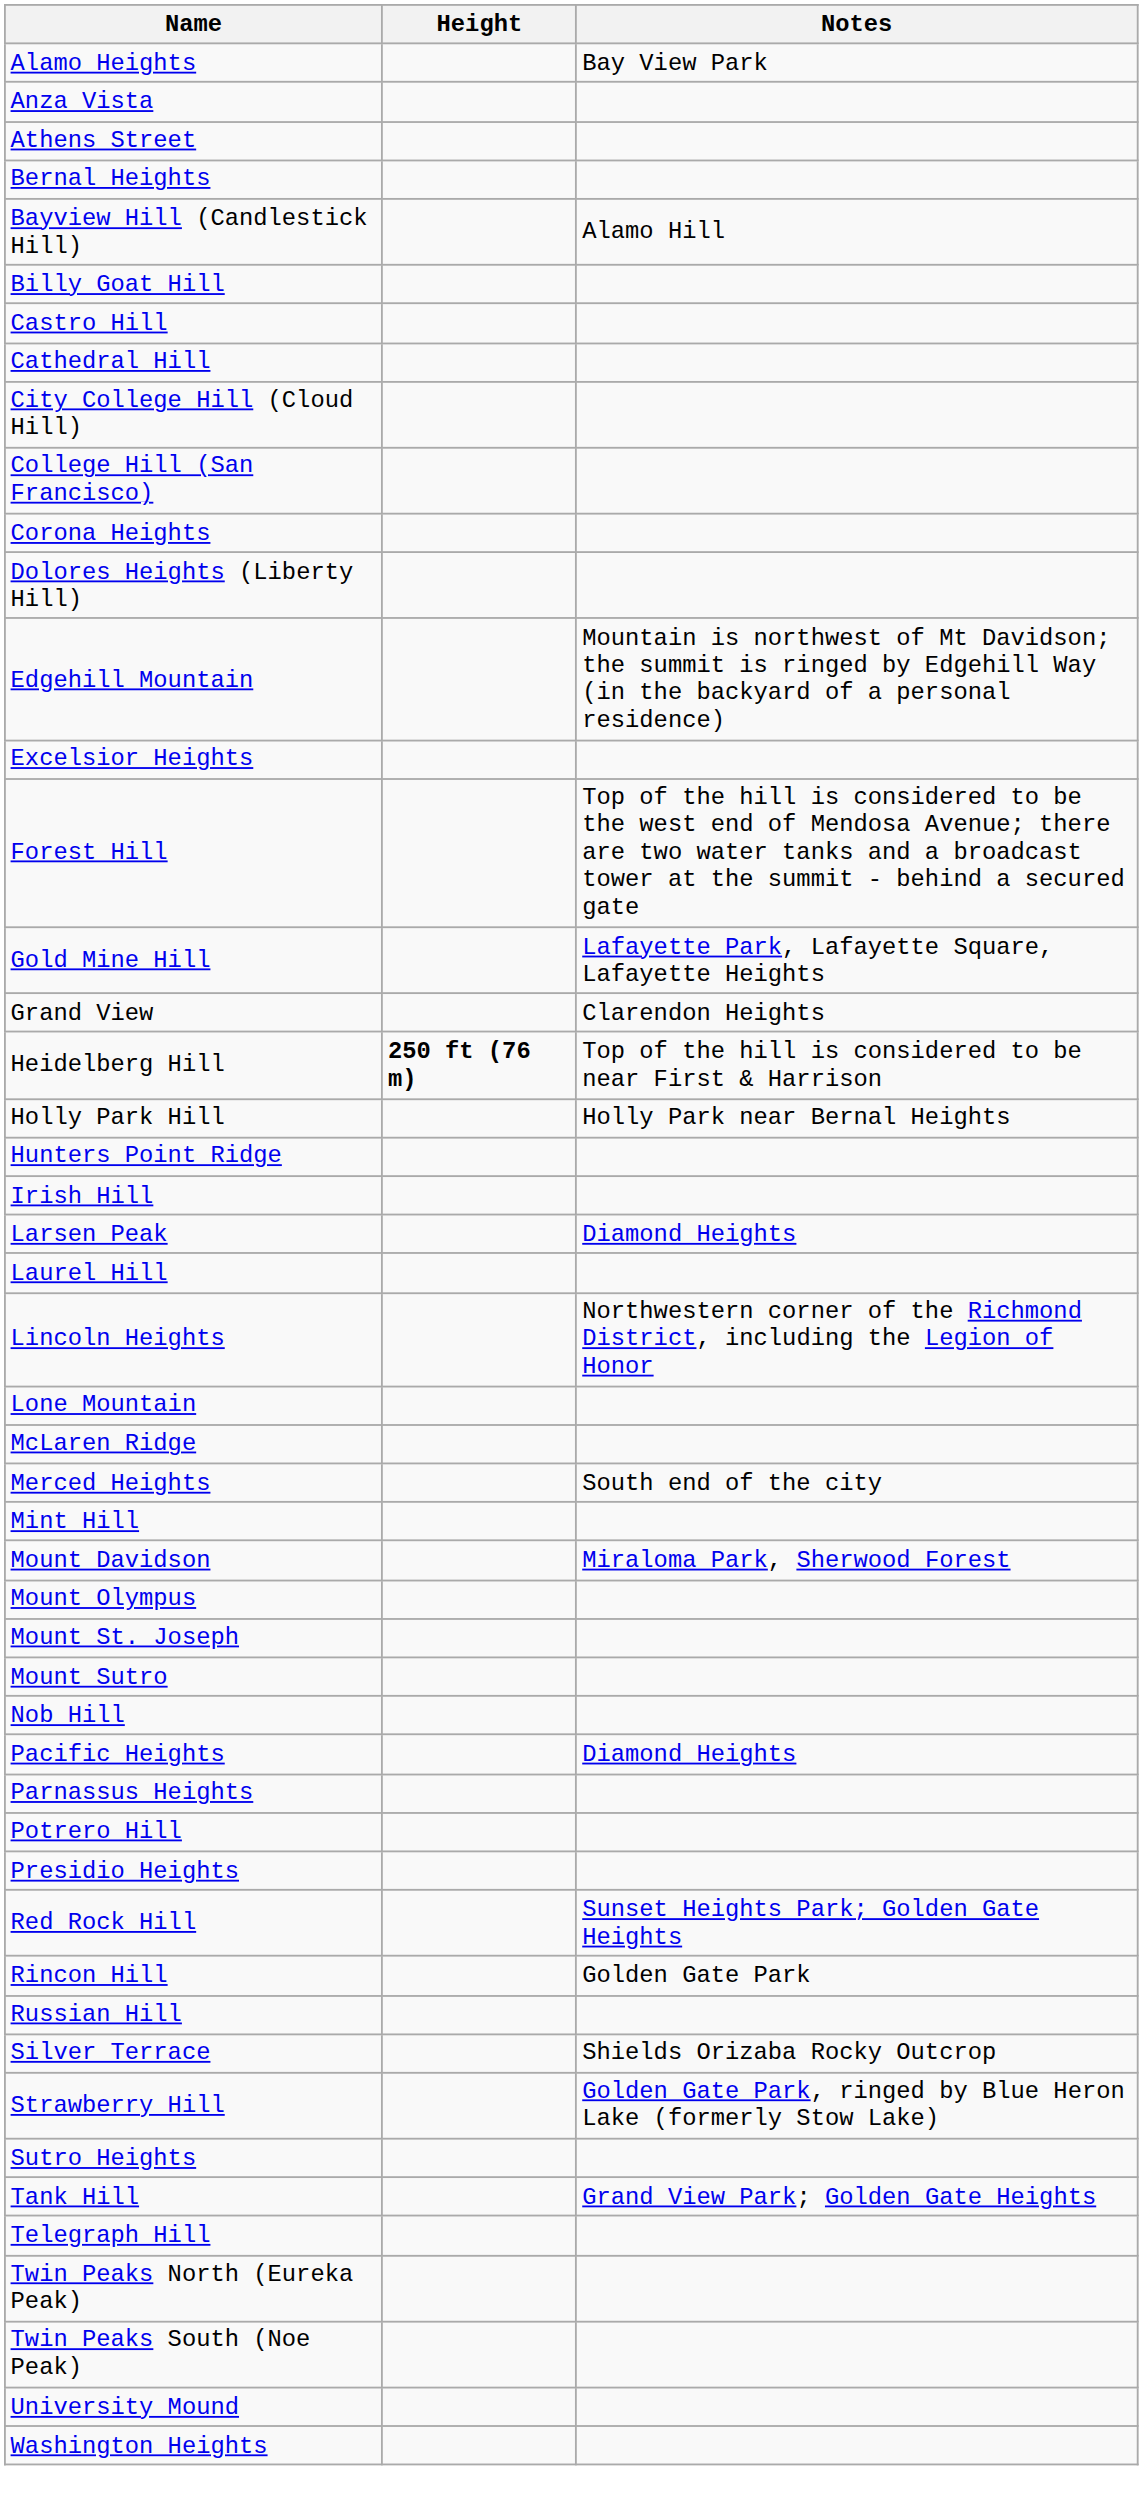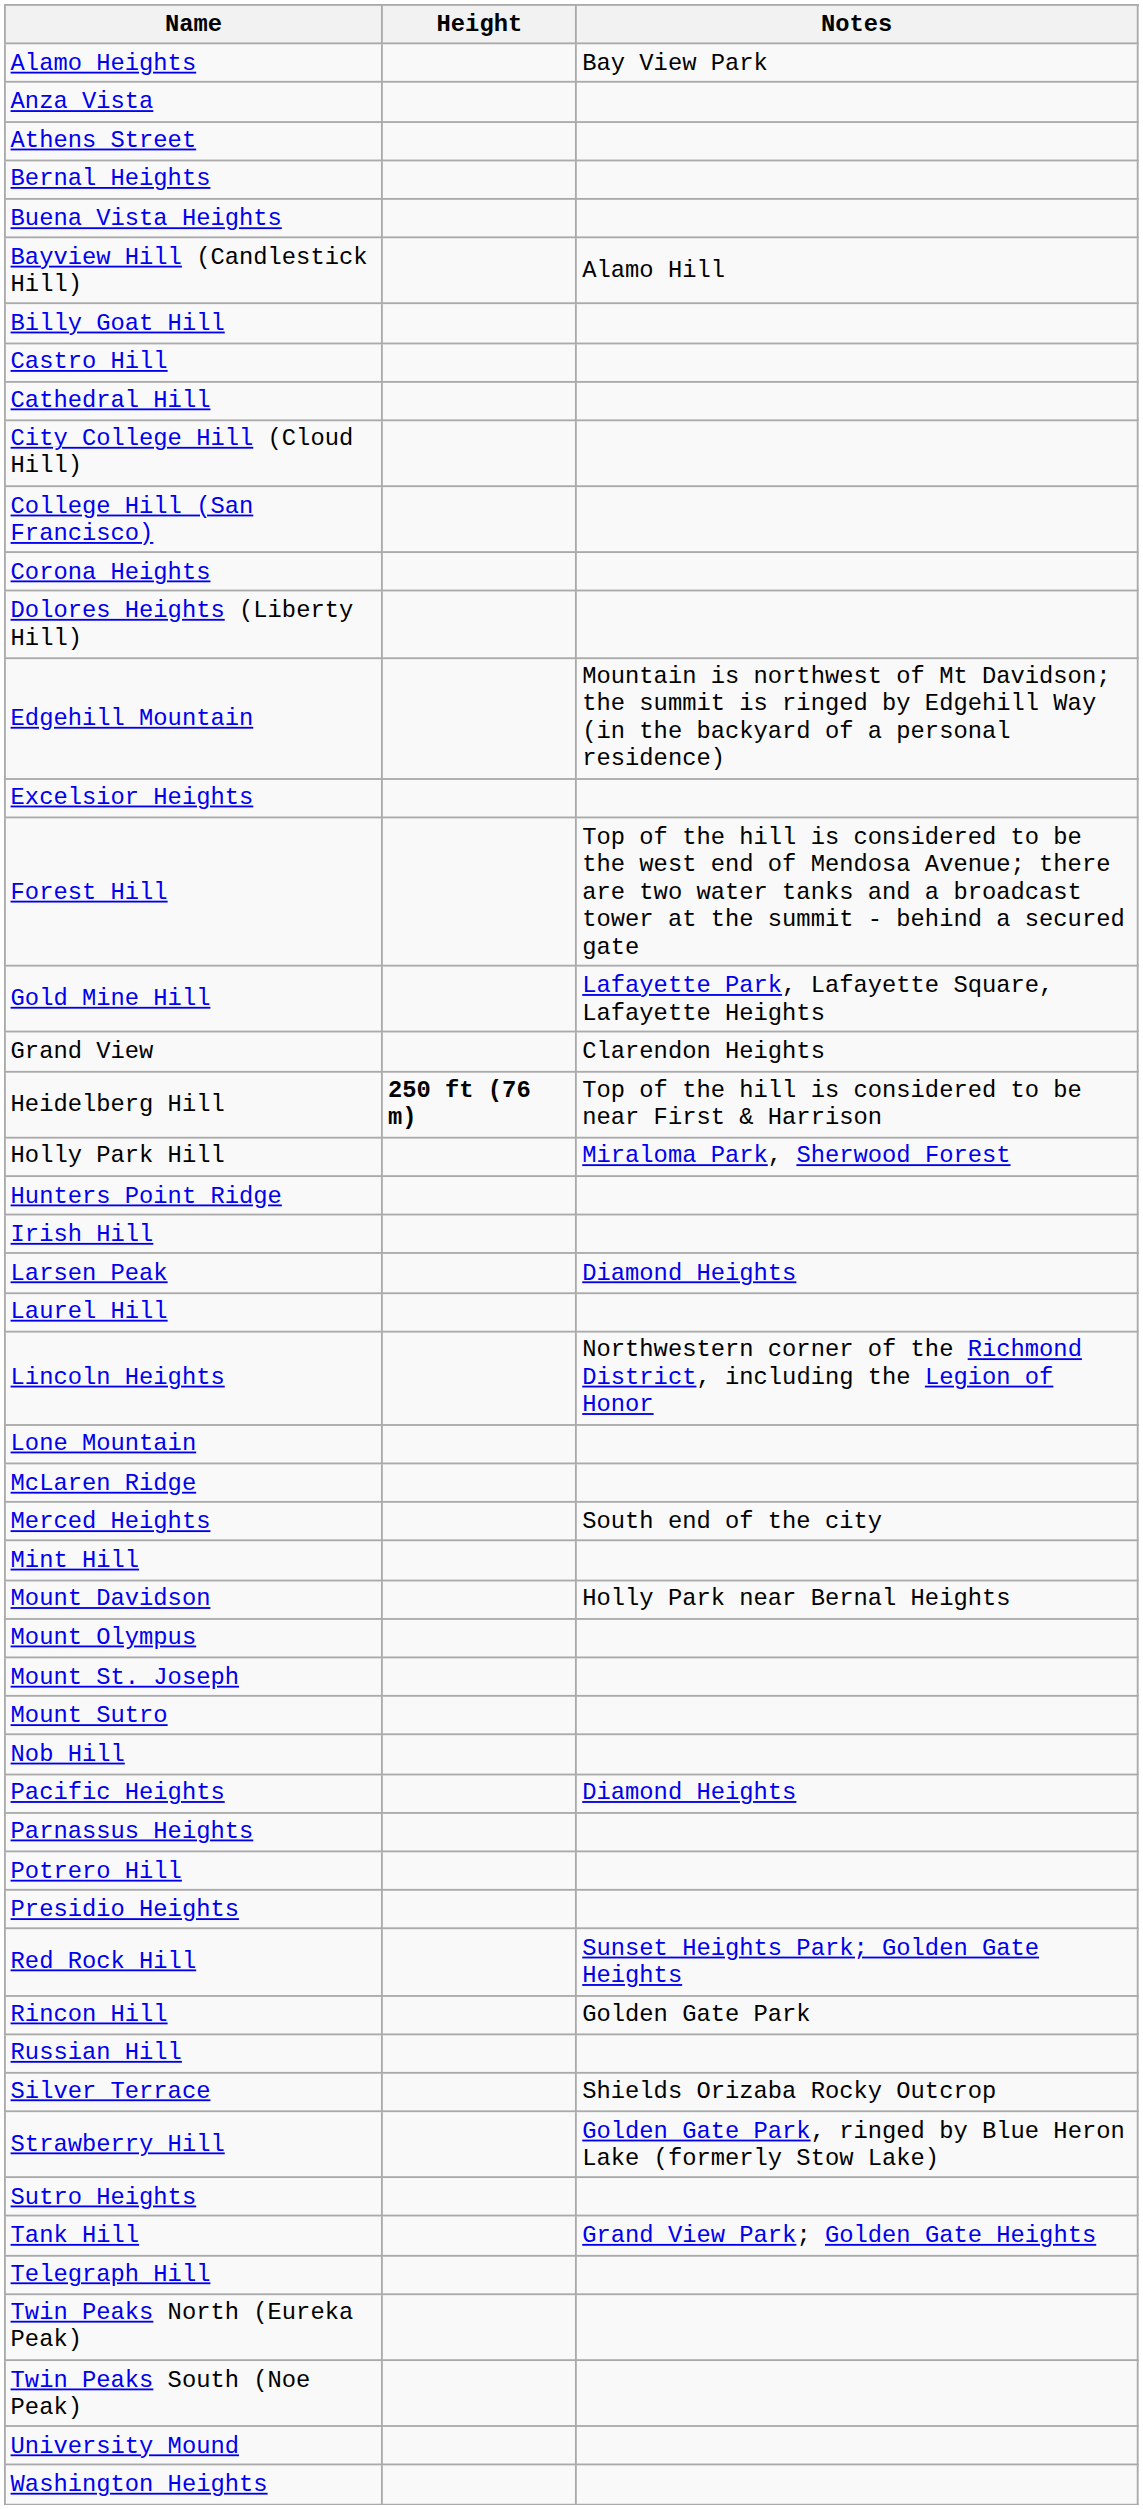+ row: (146, 218)
(796, 1118) Holly Park near Bernal Heights -> (796, 1157) Miraloma Park, Sherwood Forest
(796, 1560) Miraloma Park, Sherwood Forest -> (796, 1599) Holly Park near Bernal Heights
